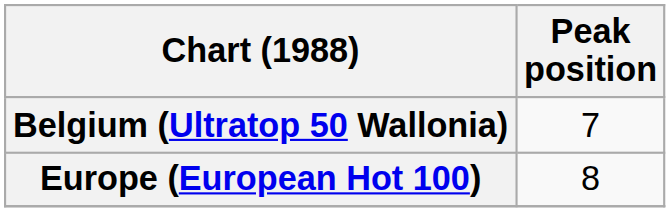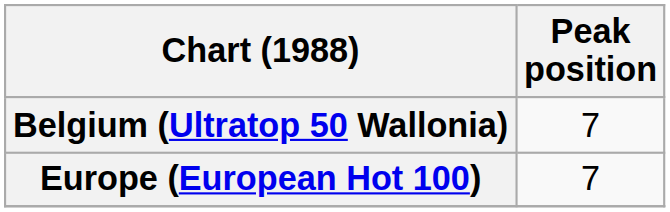(591, 178) 8 -> (591, 178) 7
